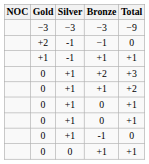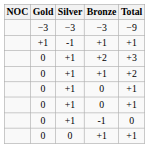- row: (70, 43)
